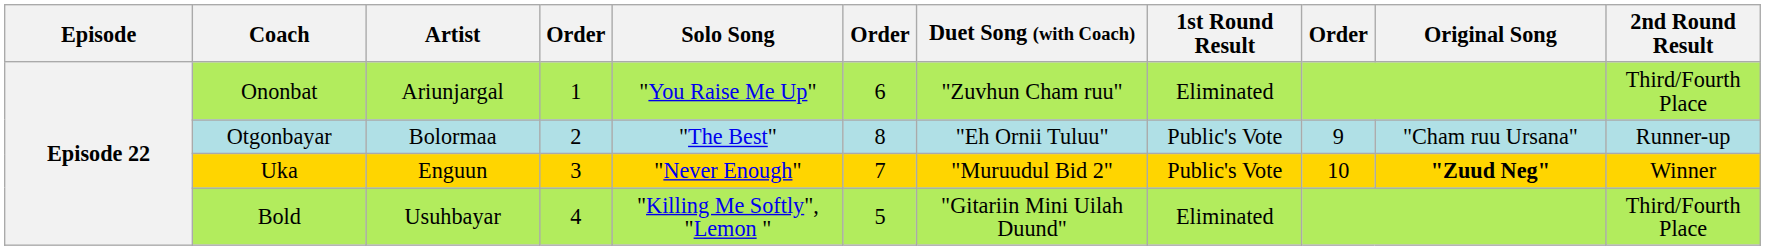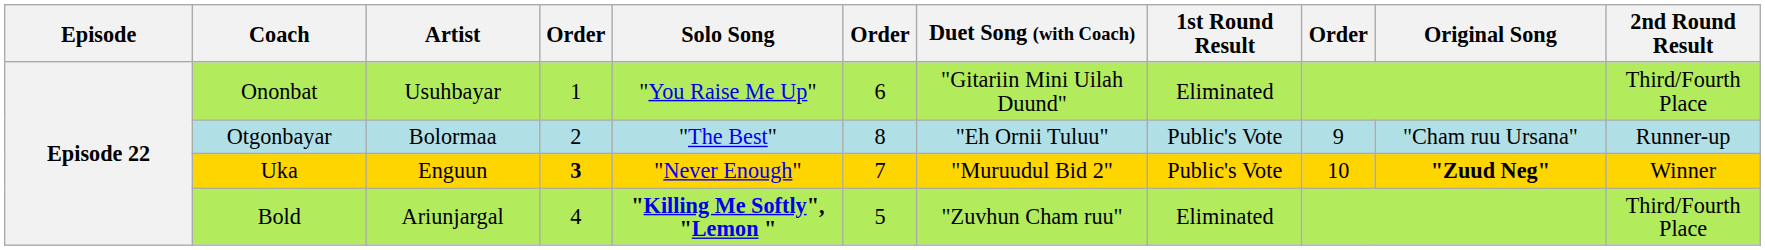(453, 91) Ariunjargal -> (453, 91) Usuhbayar
(1032, 91) "Zuvhun Cham ruu" -> (1032, 91) "Gitariin Mini Uilah Duund"
(576, 171) normal -> (576, 171) bold
(453, 216) Usuhbayar -> (453, 216) Ariunjargal
(728, 216) normal -> (728, 216) bold
(1032, 216) "Gitariin Mini Uilah Duund" -> (1032, 216) "Zuvhun Cham ruu"
